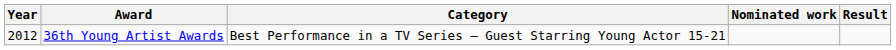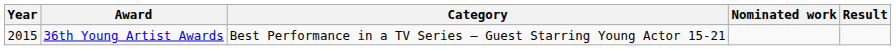(22, 35) 2012 -> (22, 35) 2015
